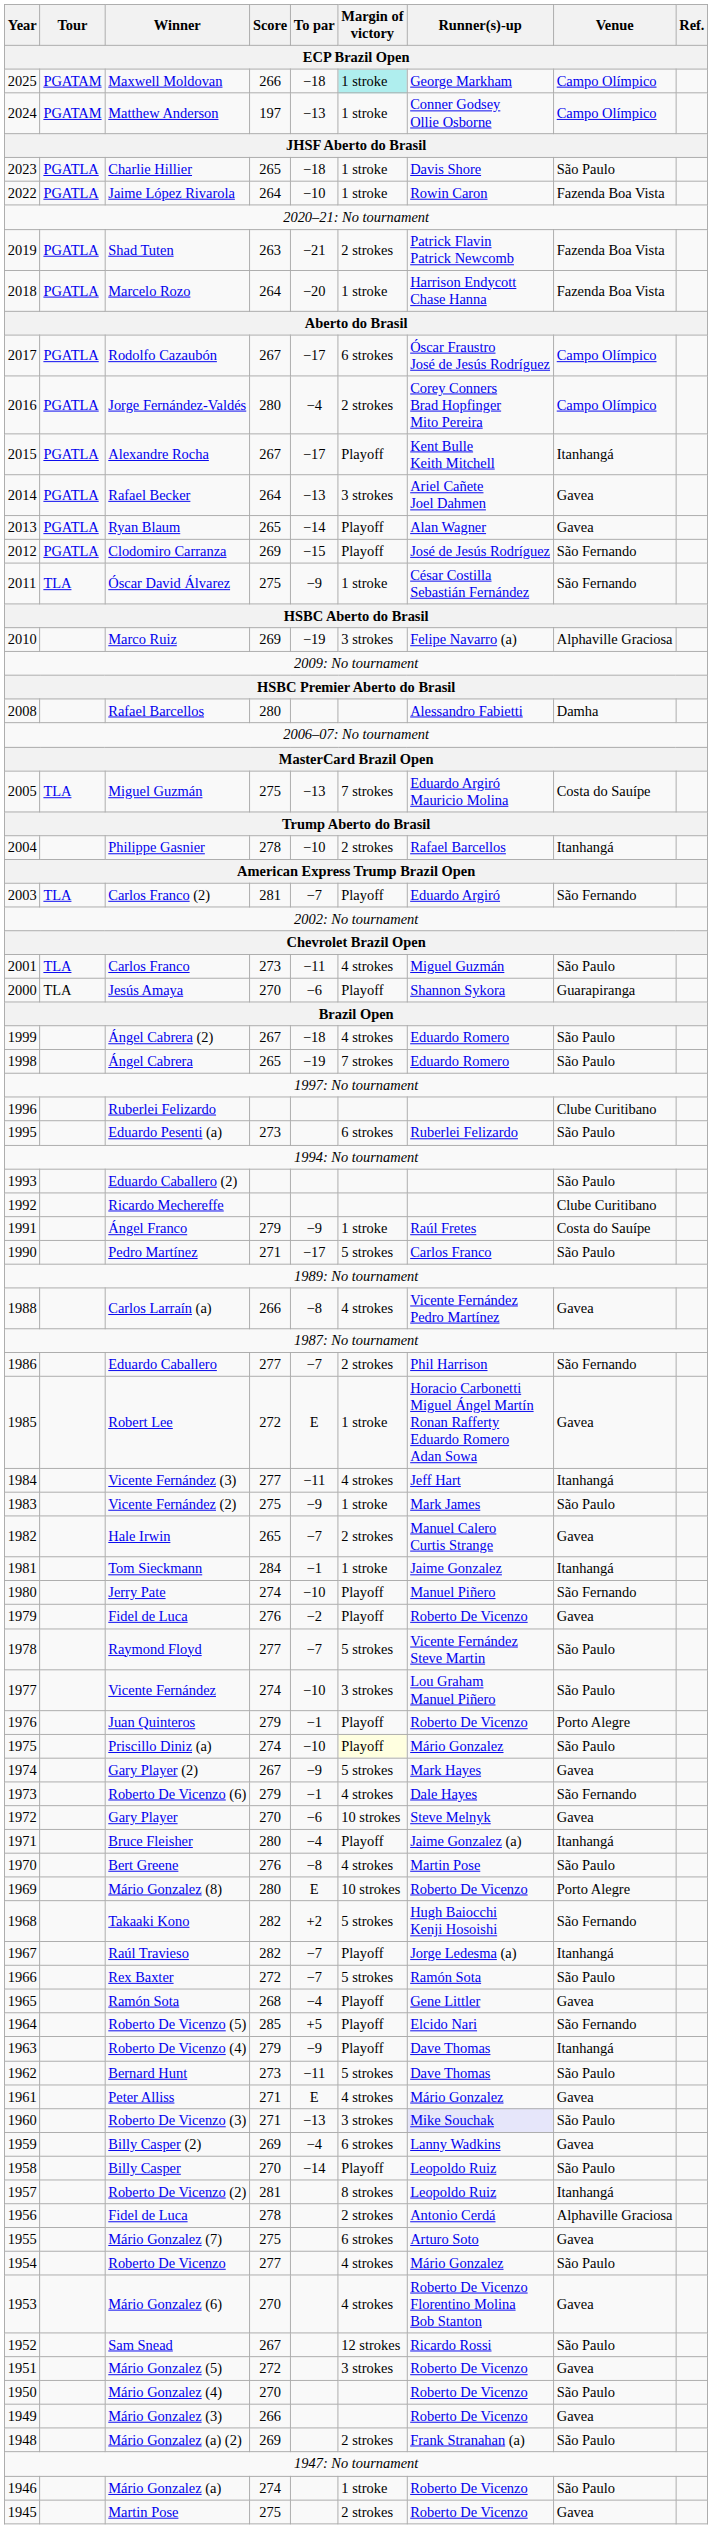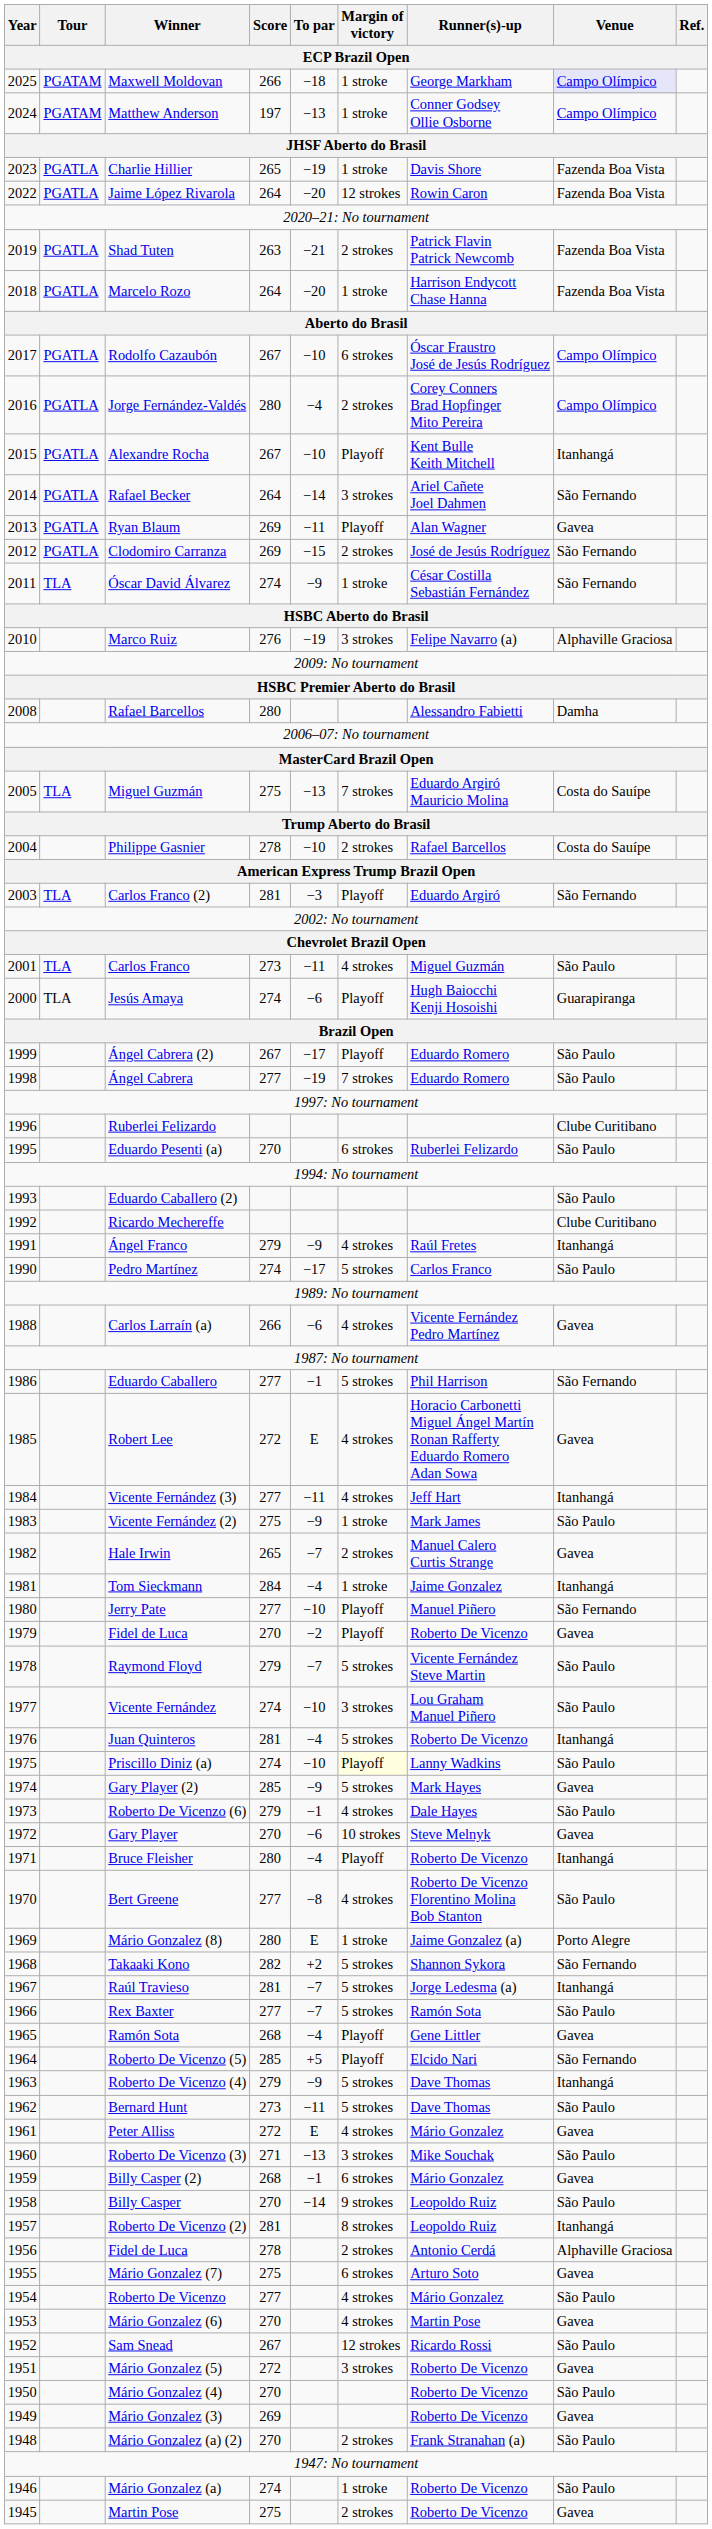(364, 81) paleturquoise background -> (364, 81) no background
(607, 81) no background -> (607, 81) lavender background
(314, 169) −18 -> (314, 169) −19
(586, 169) São Paulo -> (611, 169) Fazenda Boa Vista
(314, 193) −10 -> (314, 193) −20
(364, 193) 1 stroke -> (371, 193) 12 strokes
(314, 355) −17 -> (314, 355) −10
(314, 454) −17 -> (314, 454) −10
(314, 495) −13 -> (314, 495) −14
(575, 495) Gavea -> (597, 495) São Fernando
(270, 527) 265 -> (270, 527) 269
(314, 527) −14 -> (314, 527) −11
(362, 551) Playoff -> (367, 551) 2 strokes
(270, 583) 275 -> (270, 583) 274
(270, 639) 269 -> (270, 639) 276
(585, 847) Itanhangá -> (604, 847) Costa do Sauípe
(314, 895) −7 -> (314, 895) −3
(270, 990) 270 -> (270, 998) 274
(458, 990) Shannon Sykora -> (454, 998) Hugh Baiocchi Kenji Hosoishi
(314, 1038) −18 -> (314, 1055) −17
(367, 1038) 4 strokes -> (362, 1055) Playoff
(270, 1061) 265 -> (270, 1078) 277
(270, 1133) 273 -> (270, 1150) 270
(364, 1228) 1 stroke -> (367, 1245) 4 strokes
(604, 1228) Costa do Sauípe -> (585, 1245) Itanhangá
(270, 1252) 271 -> (270, 1269) 274
(314, 1308) −8 -> (314, 1325) −6
(314, 1364) −7 -> (314, 1381) −1
(367, 1364) 2 strokes -> (367, 1381) 5 strokes
(364, 1422) 1 stroke -> (367, 1439) 4 strokes
(314, 1569) −1 -> (314, 1586) −4
(270, 1592) 274 -> (270, 1610) 277
(270, 1616) 276 -> (270, 1633) 270
(270, 1649) 277 -> (270, 1666) 279
(270, 1722) 279 -> (270, 1739) 281
(314, 1722) −1 -> (314, 1739) −4
(362, 1722) Playoff -> (367, 1739) 5 strokes
(593, 1722) Porto Alegre -> (585, 1739) Itanhangá
(457, 1746) Mário Gonzalez -> (455, 1763) Lanny Wadkins
(270, 1770) 267 -> (270, 1787) 285
(597, 1793) São Fernando -> (586, 1810) São Paulo
(466, 1841) Jaime Gonzalez (a) -> (469, 1858) Roberto De Vicenzo
(270, 1865) 276 -> (270, 1899) 277
(445, 1865) Martin Pose -> (469, 1899) Roberto De Vicenzo Florentino Molina Bob Stanton
(371, 1889) 10 strokes -> (364, 1940) 1 stroke
(469, 1889) Roberto De Vicenzo -> (466, 1940) Jaime Gonzalez (a)
(454, 1921) Hugh Baiocchi Kenji Hosoishi -> (458, 1964) Shannon Sykora
(270, 1953) 282 -> (270, 1988) 281
(362, 1953) Playoff -> (367, 1988) 5 strokes
(270, 1977) 272 -> (270, 2011) 277
(362, 2049) Playoff -> (367, 2083) 5 strokes
(270, 2096) 271 -> (270, 2130) 272
(452, 2120) lavender background -> (452, 2154) no background
(270, 2144) 269 -> (270, 2178) 268
(314, 2144) −4 -> (314, 2178) −1
(455, 2144) Lanny Wadkins -> (457, 2178) Mário Gonzalez
(362, 2168) Playoff -> (367, 2202) 9 strokes
(469, 2304) Roberto De Vicenzo Florentino Molina Bob Stanton -> (445, 2321) Martin Pose
(270, 2416) 266 -> (270, 2416) 269
(270, 2440) 269 -> (270, 2440) 270
